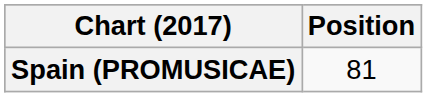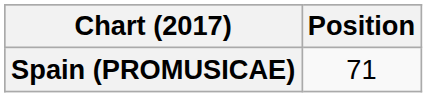(361, 69) 81 -> (361, 69) 71
